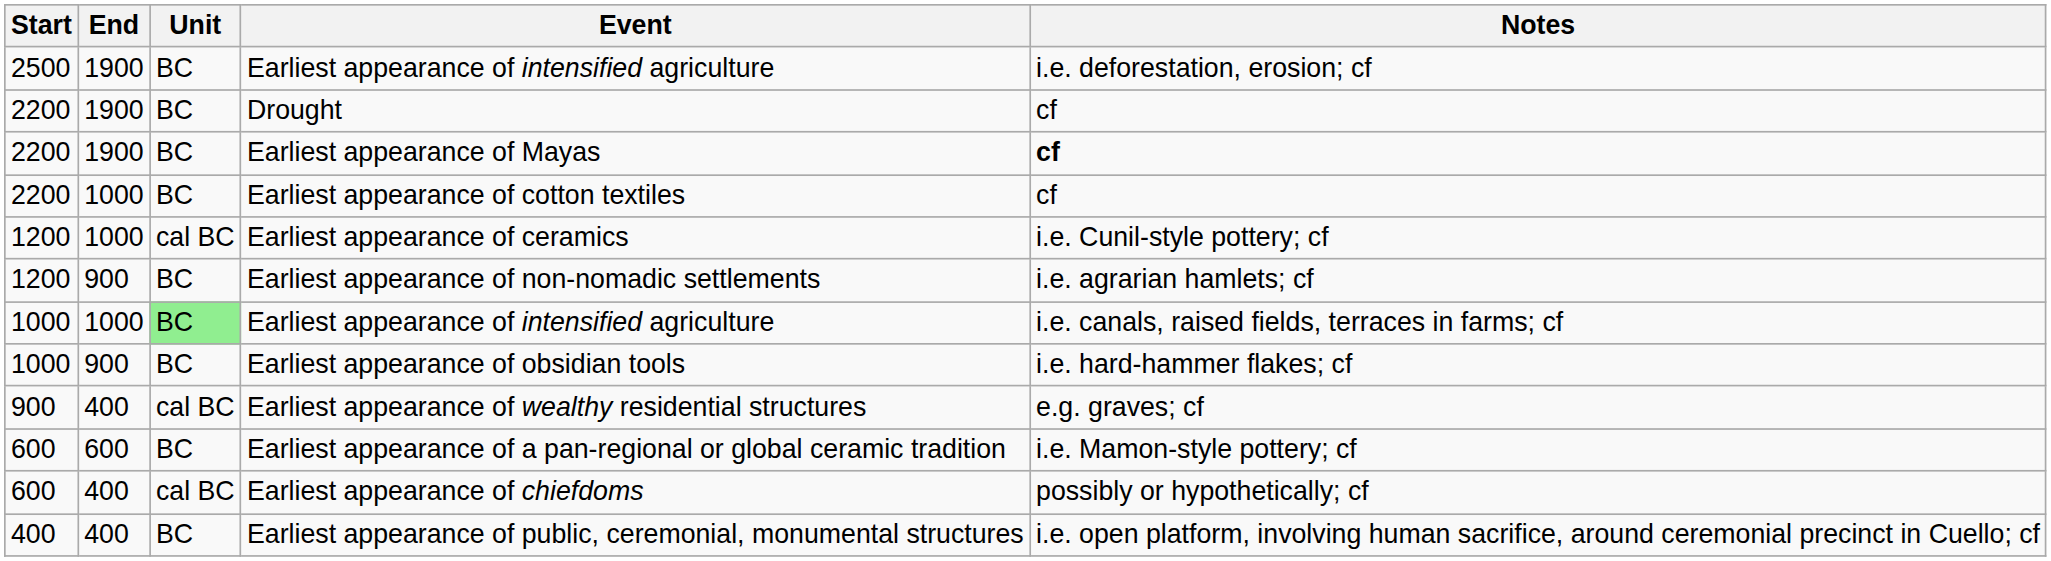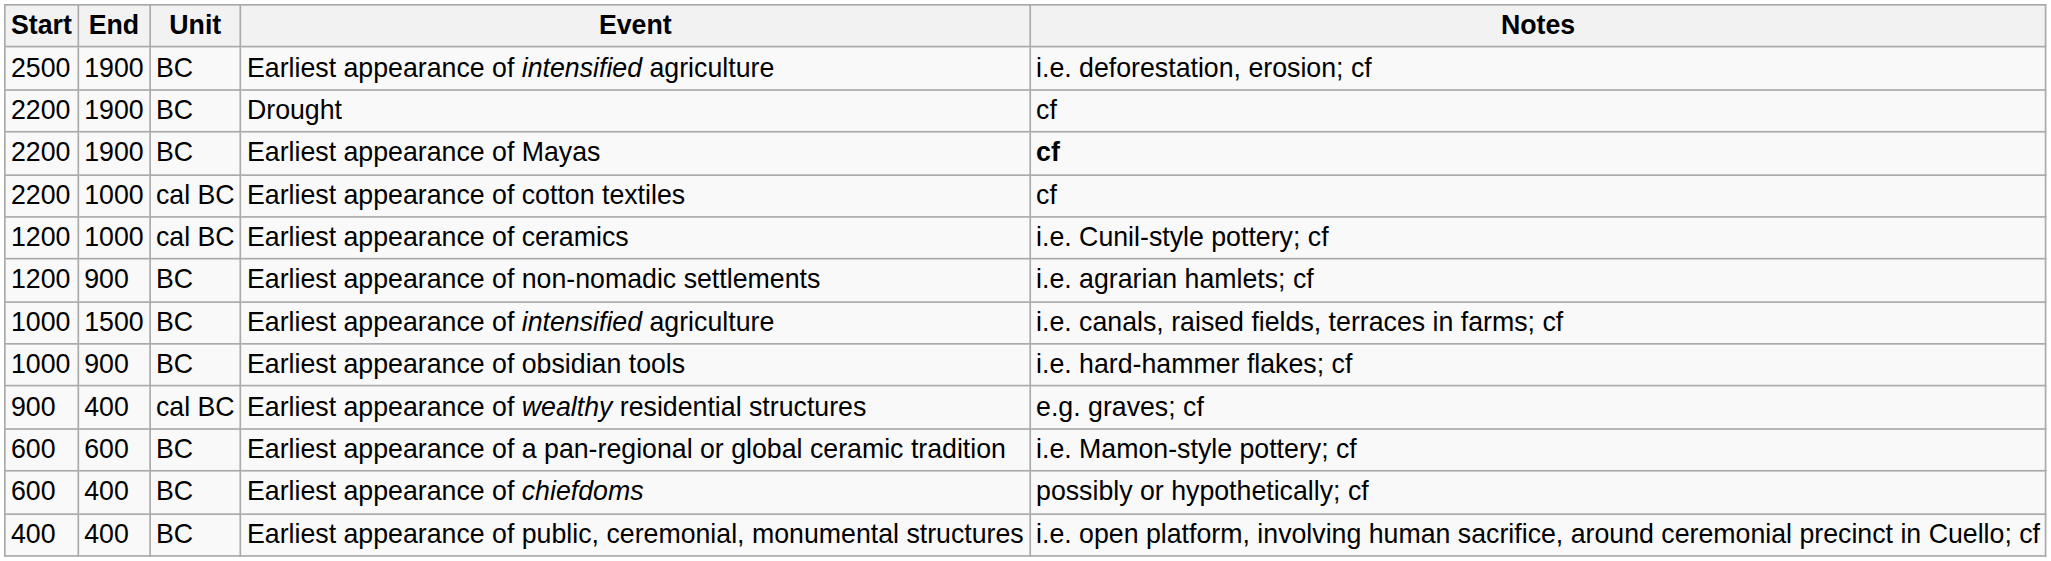(175, 195) BC -> (195, 195) cal BC
(114, 322) 1000 -> (114, 322) 1500
(175, 322) lightgreen background -> (175, 322) no background
(195, 491) cal BC -> (175, 491) BC
